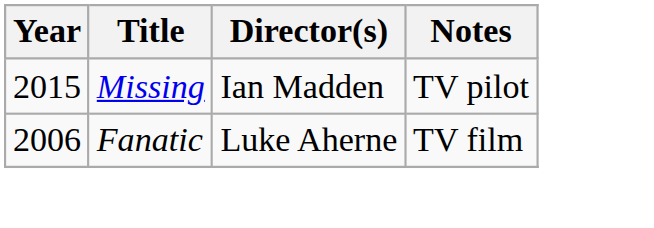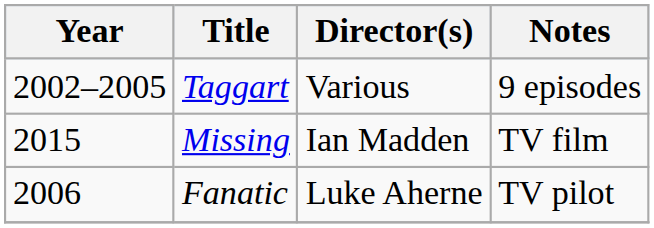+ row: (235, 85)
(471, 85) TV pilot -> (553, 139) TV film
(468, 139) TV film -> (556, 193) TV pilot
